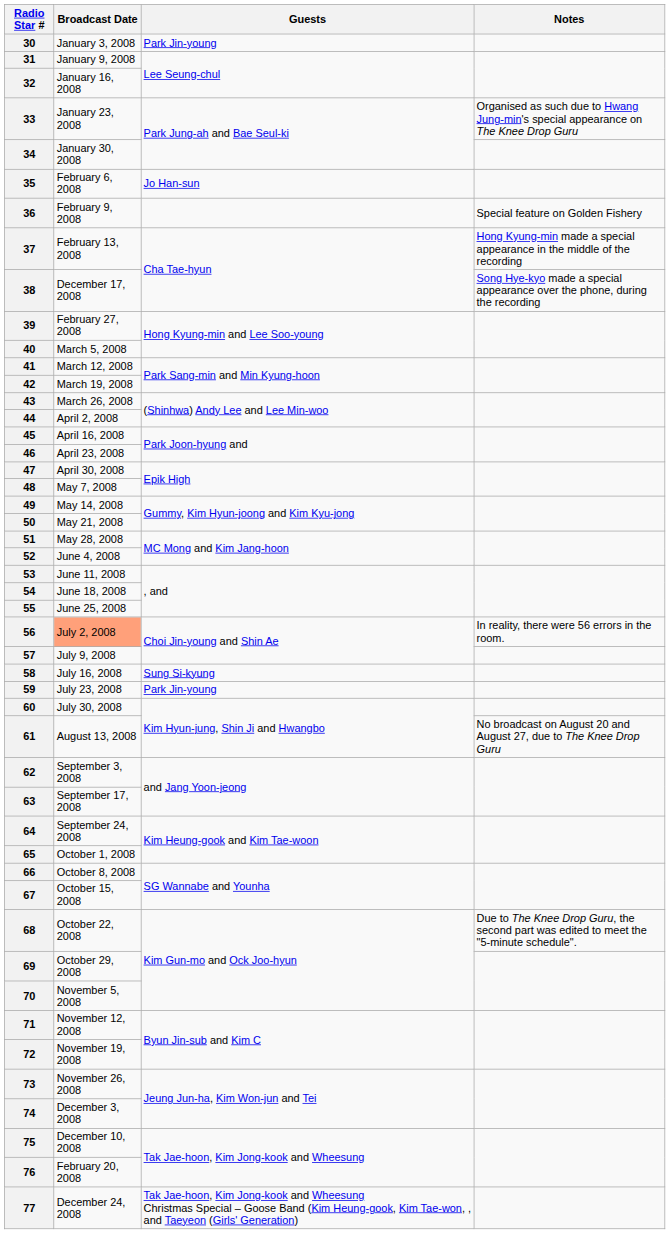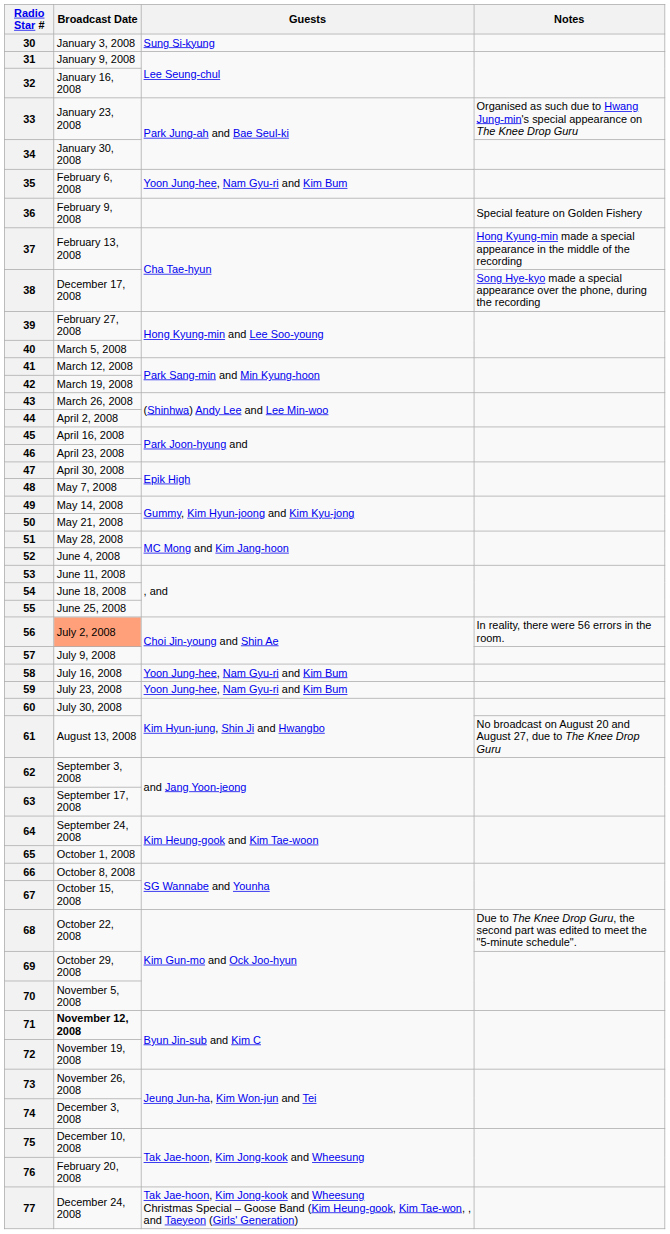(180, 43) Park Jin-young -> (179, 43) Sung Si-kyung
(172, 184) Jo Han-sun -> (246, 184) Yoon Jung-hee, Nam Gyu-ri and Kim Bum
(179, 673) Sung Si-kyung -> (246, 673) Yoon Jung-hee, Nam Gyu-ri and Kim Bum
(180, 690) Park Jin-young -> (246, 690) Yoon Jung-hee, Nam Gyu-ri and Kim Bum
(91, 1025) normal -> (93, 1025) bold
